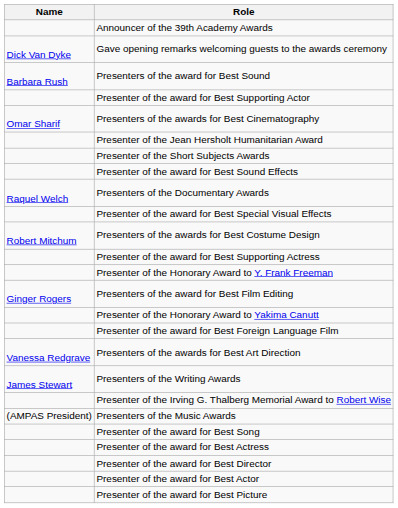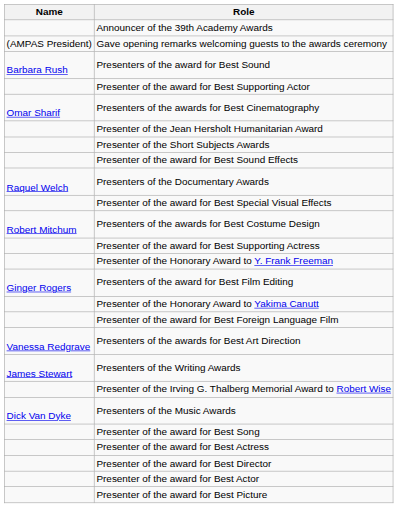(39, 54) Dick Van Dyke -> (49, 43) (AMPAS President)
(49, 416) (AMPAS President) -> (39, 416) Dick Van Dyke
